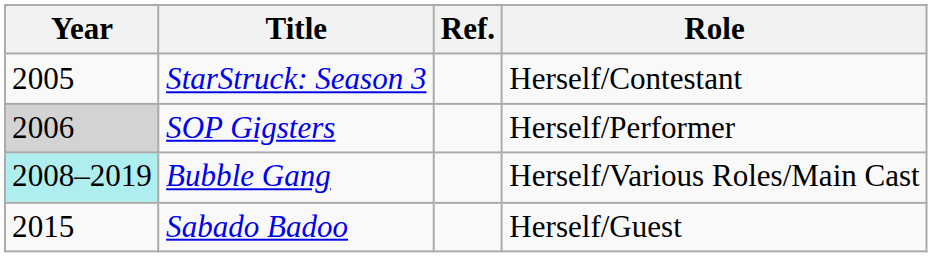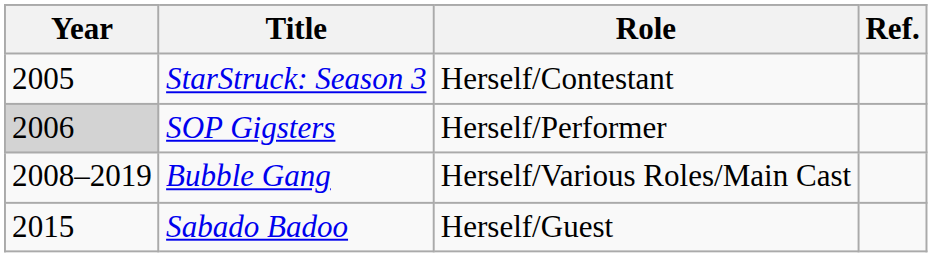columns swapped: (715, 29) <-> (468, 29)
(82, 176) paleturquoise background -> (82, 176) no background
